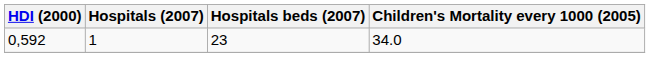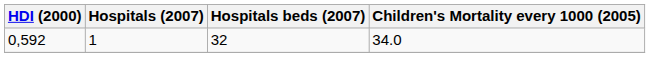(219, 40) 23 -> (219, 40) 32
